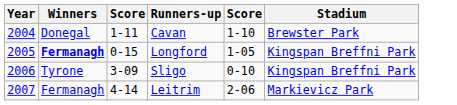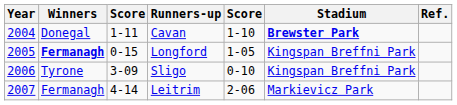+ column: (435, 14)
(313, 33) normal -> (313, 33) bold
